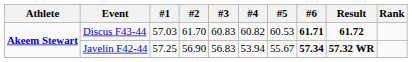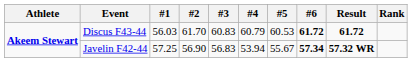(165, 31) 57.03 -> (165, 31) 56.03
(253, 31) 60.82 -> (253, 31) 60.79
(311, 31) 61.71 -> (311, 31) 61.72
